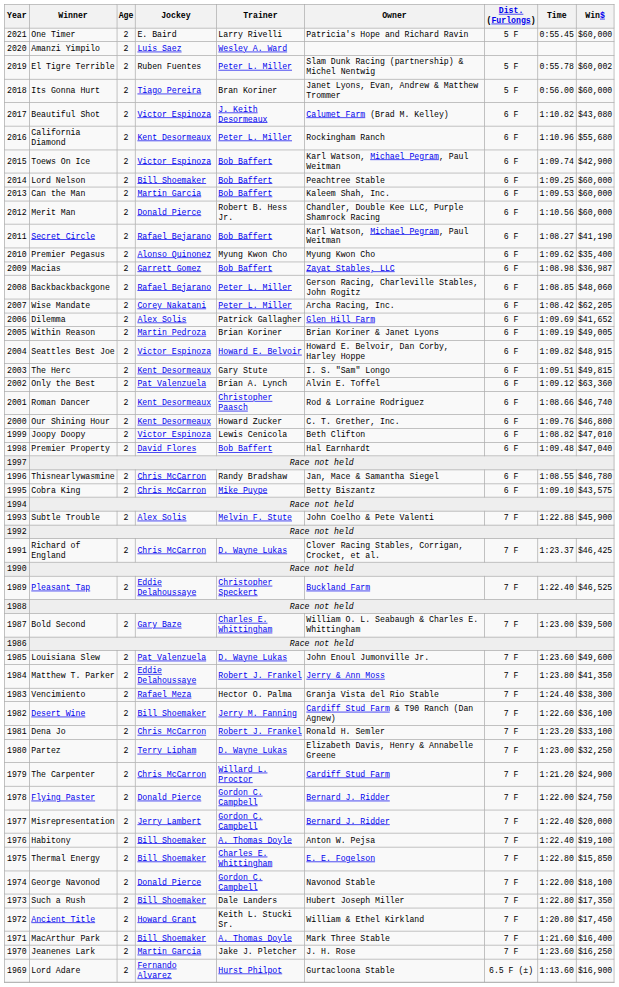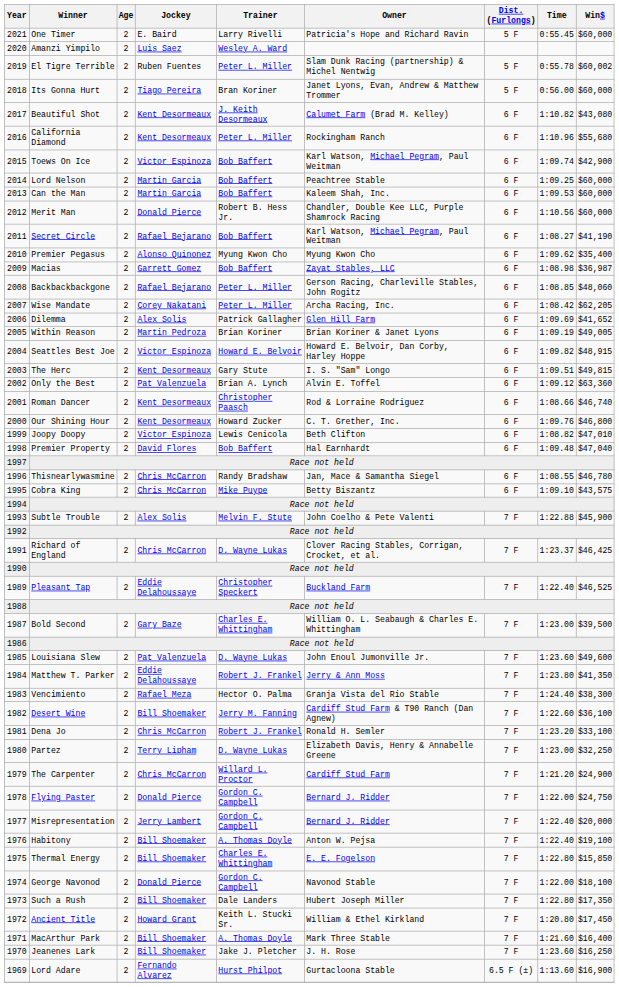(174, 114) Victor Espinoza -> (174, 114) Kent Desormeaux
(172, 180) Bill Shoemaker -> (169, 180) Martin Garcia
(169, 952) Martin Garcia -> (172, 952) Bill Shoemaker
